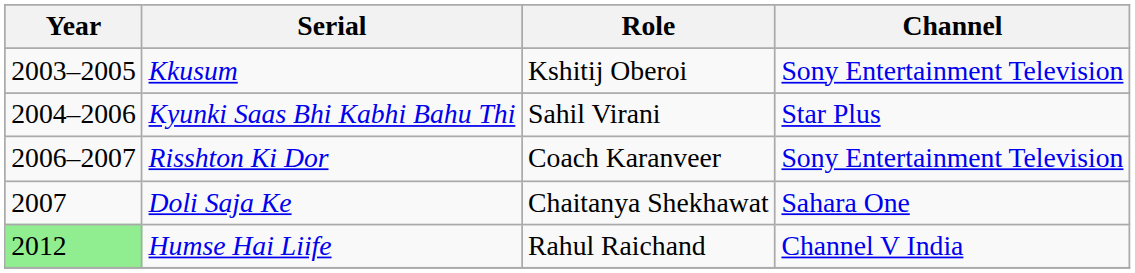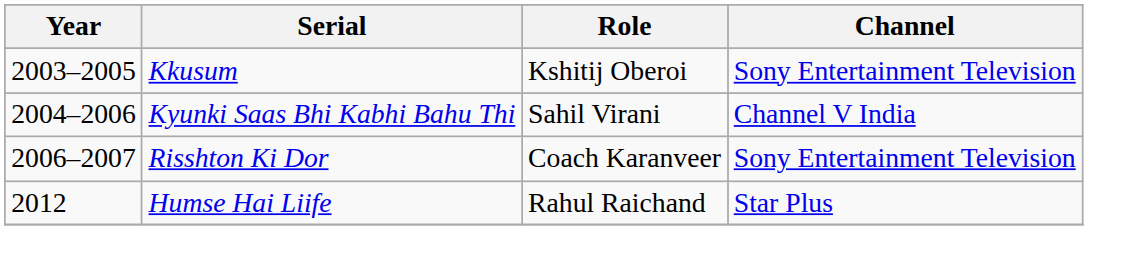(831, 114) Star Plus -> (825, 114) Channel V India
- row: (220, 202)
(39, 245) lightgreen background -> (39, 202) no background
(872, 245) Channel V India -> (783, 202) Star Plus
